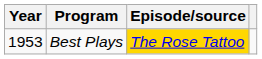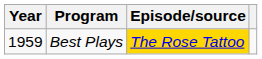(25, 41) 1953 -> (25, 41) 1959
